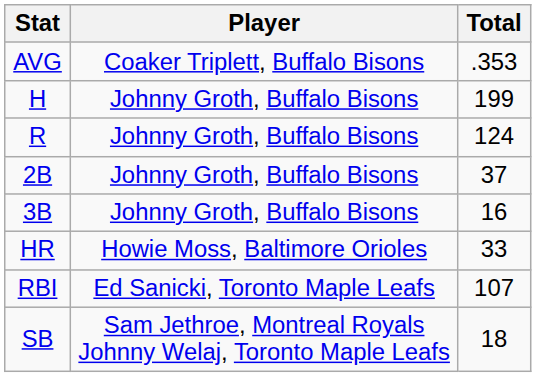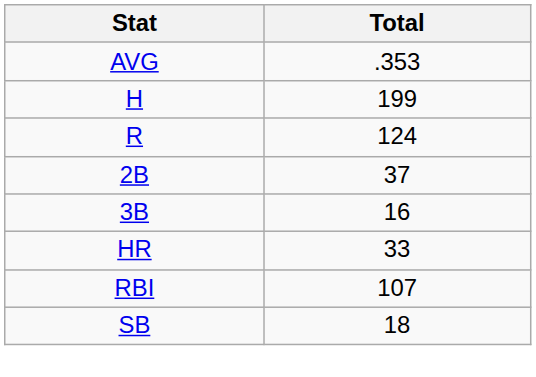- column: (264, 23)
